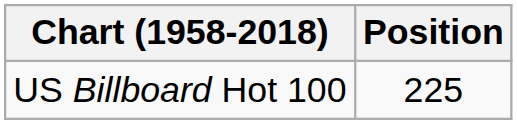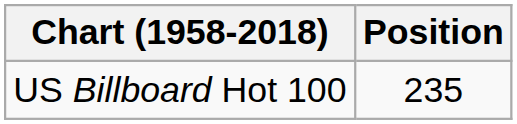(433, 89) 225 -> (433, 89) 235
